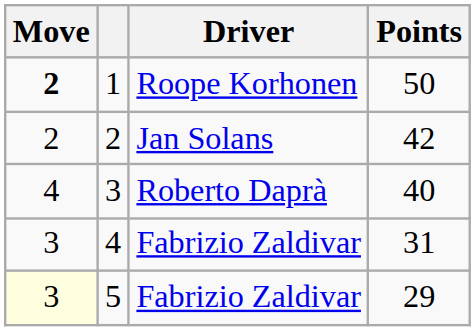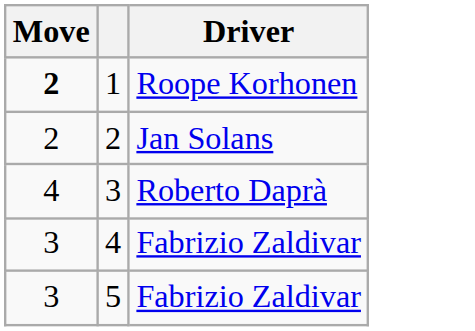- column: (419, 30)
(51, 296) lightyellow background -> (51, 296) no background
